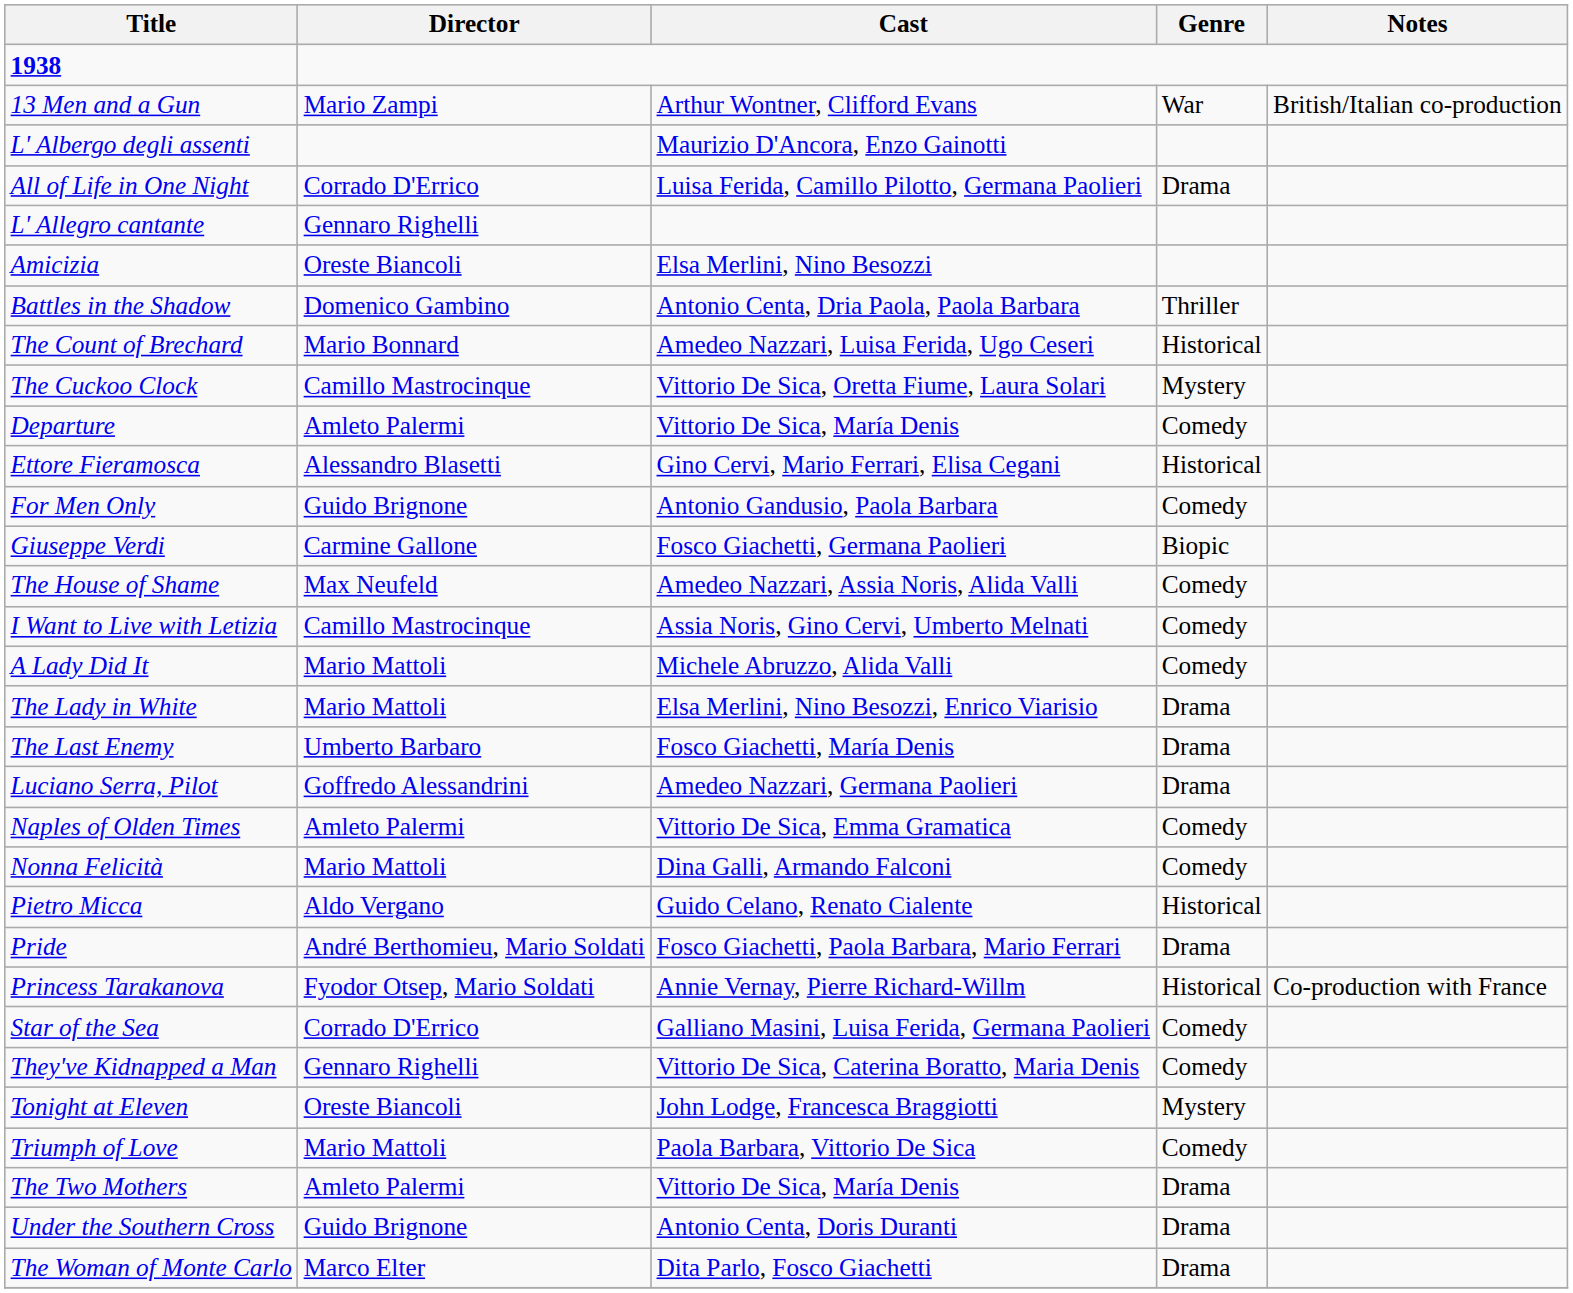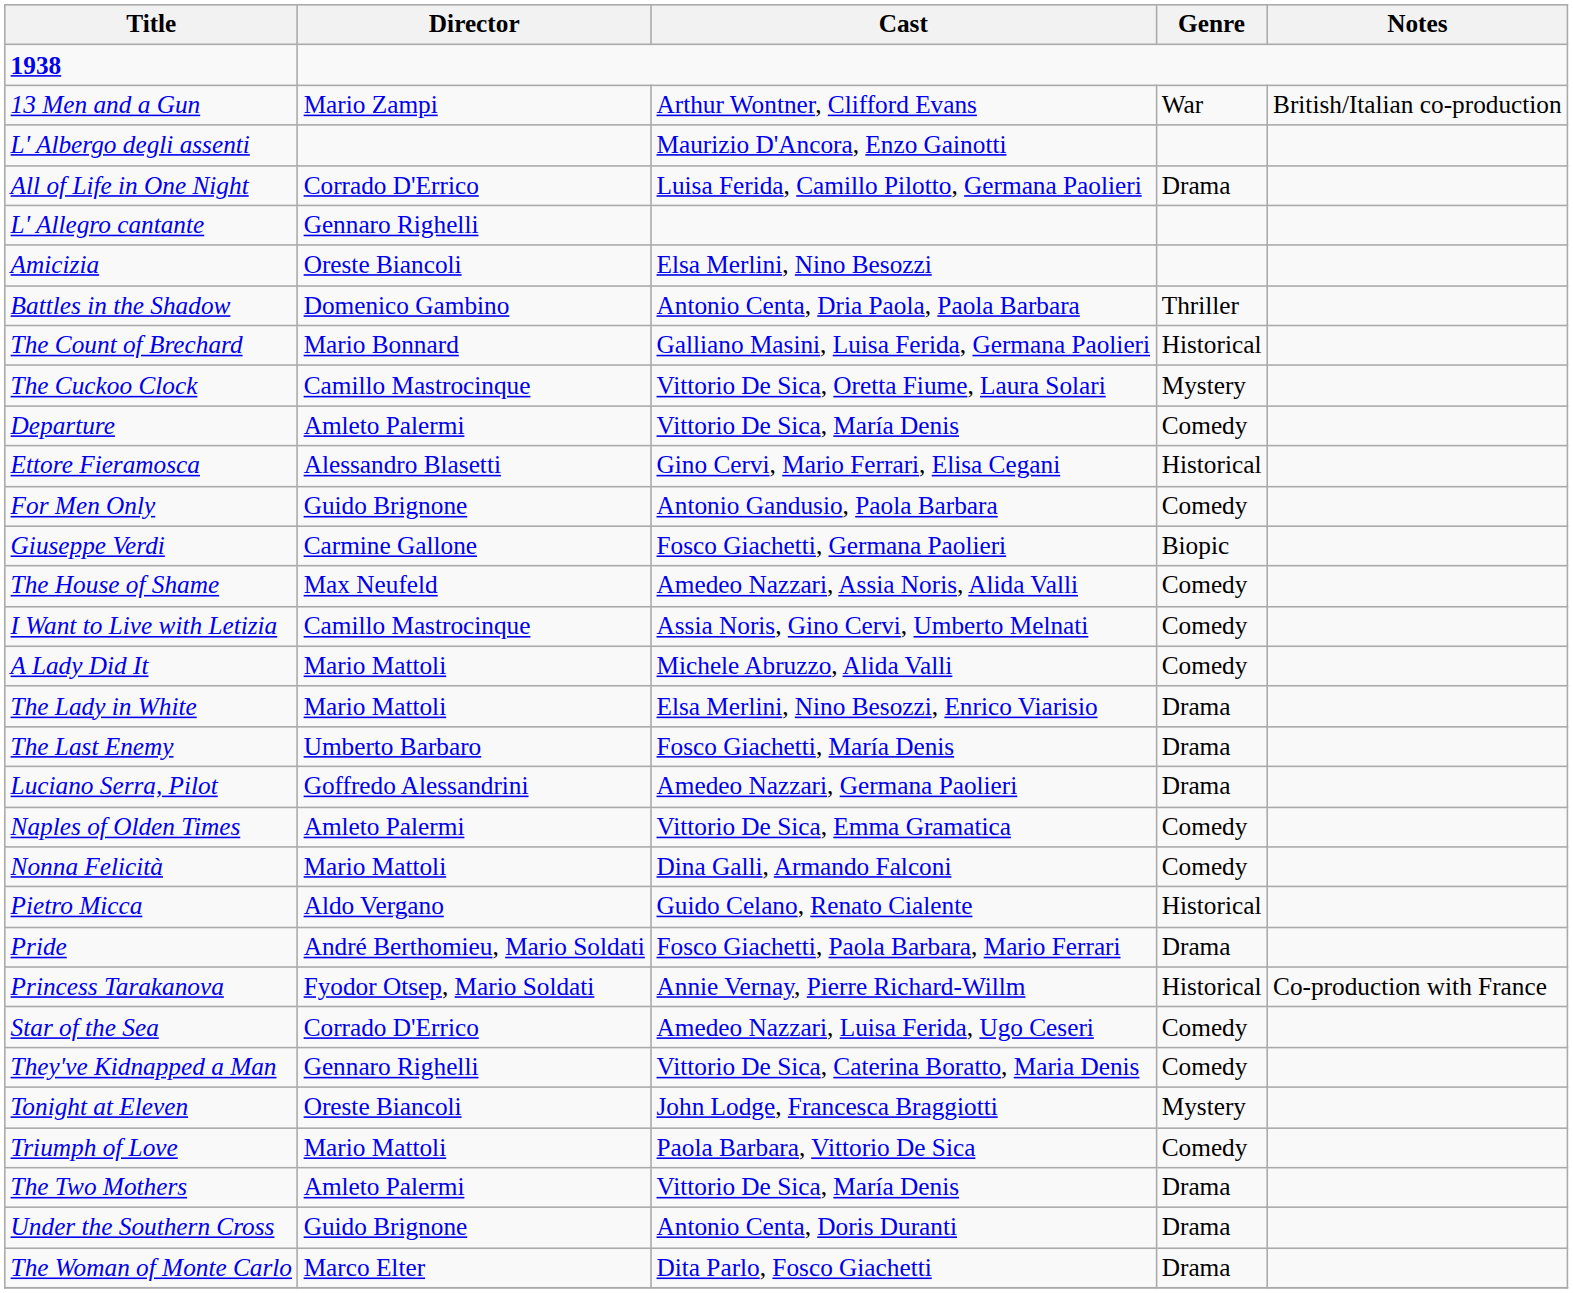(875, 345) Amedeo Nazzari, Luisa Ferida, Ugo Ceseri -> (903, 345) Galliano Masini, Luisa Ferida, Germana Paolieri
(903, 1026) Galliano Masini, Luisa Ferida, Germana Paolieri -> (875, 1026) Amedeo Nazzari, Luisa Ferida, Ugo Ceseri
